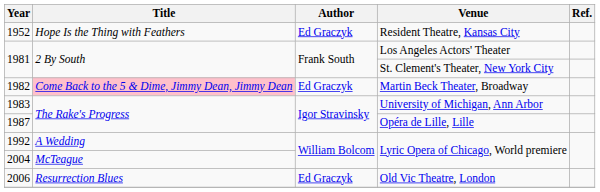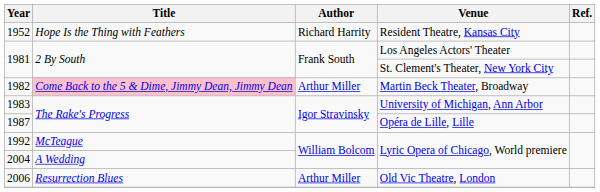(325, 31) Ed Graczyk -> (334, 31) Richard Harrity
(325, 86) Ed Graczyk -> (329, 86) Arthur Miller
(60, 141) A Wedding -> (59, 141) McTeague
(59, 159) McTeague -> (60, 159) A Wedding
(325, 178) Ed Graczyk -> (329, 178) Arthur Miller
